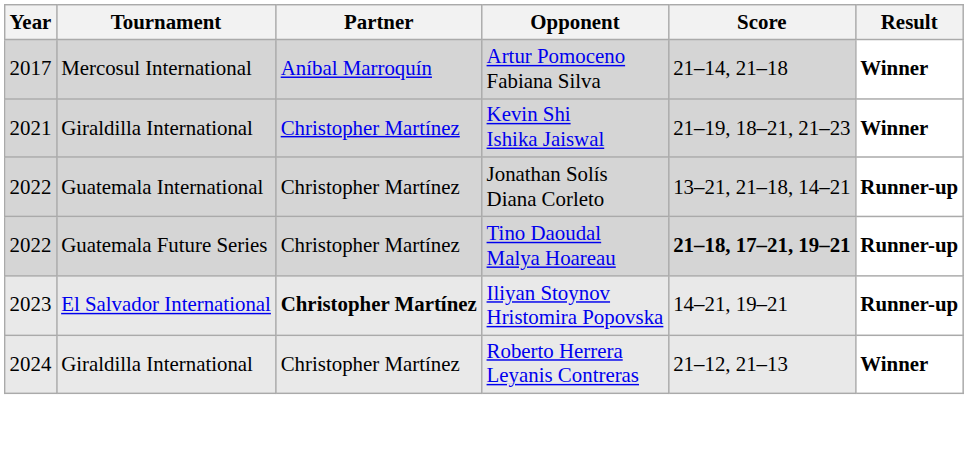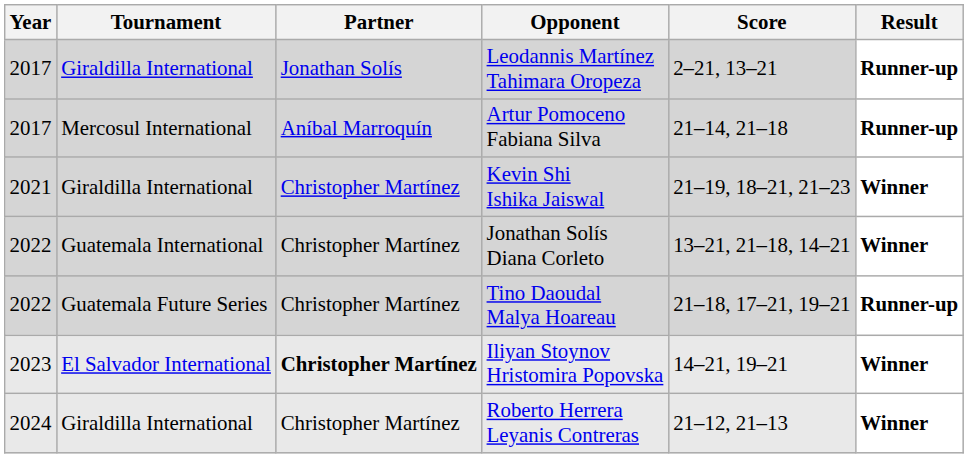+ row: (570, 68)
(894, 68) Winner -> (909, 127) Runner-up
(909, 187) Runner-up -> (894, 246) Winner
(762, 246) bold -> (762, 305) normal
(909, 305) Runner-up -> (894, 364) Winner
